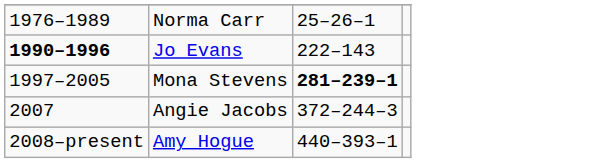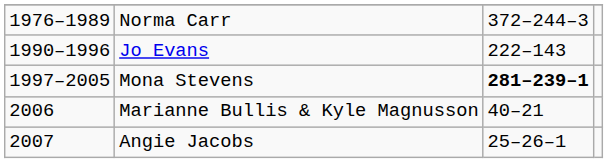(336, 20) 25–26–1 -> (538, 20) 372–244–3
(60, 50) bold -> (60, 50) normal
+ row: (299, 112)
(347, 112) 372–244–3 -> (527, 142) 25–26–1
- row: (203, 142)
